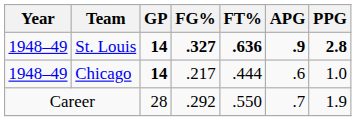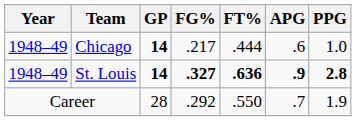rows swapped: (103, 74) <-> (106, 46)
